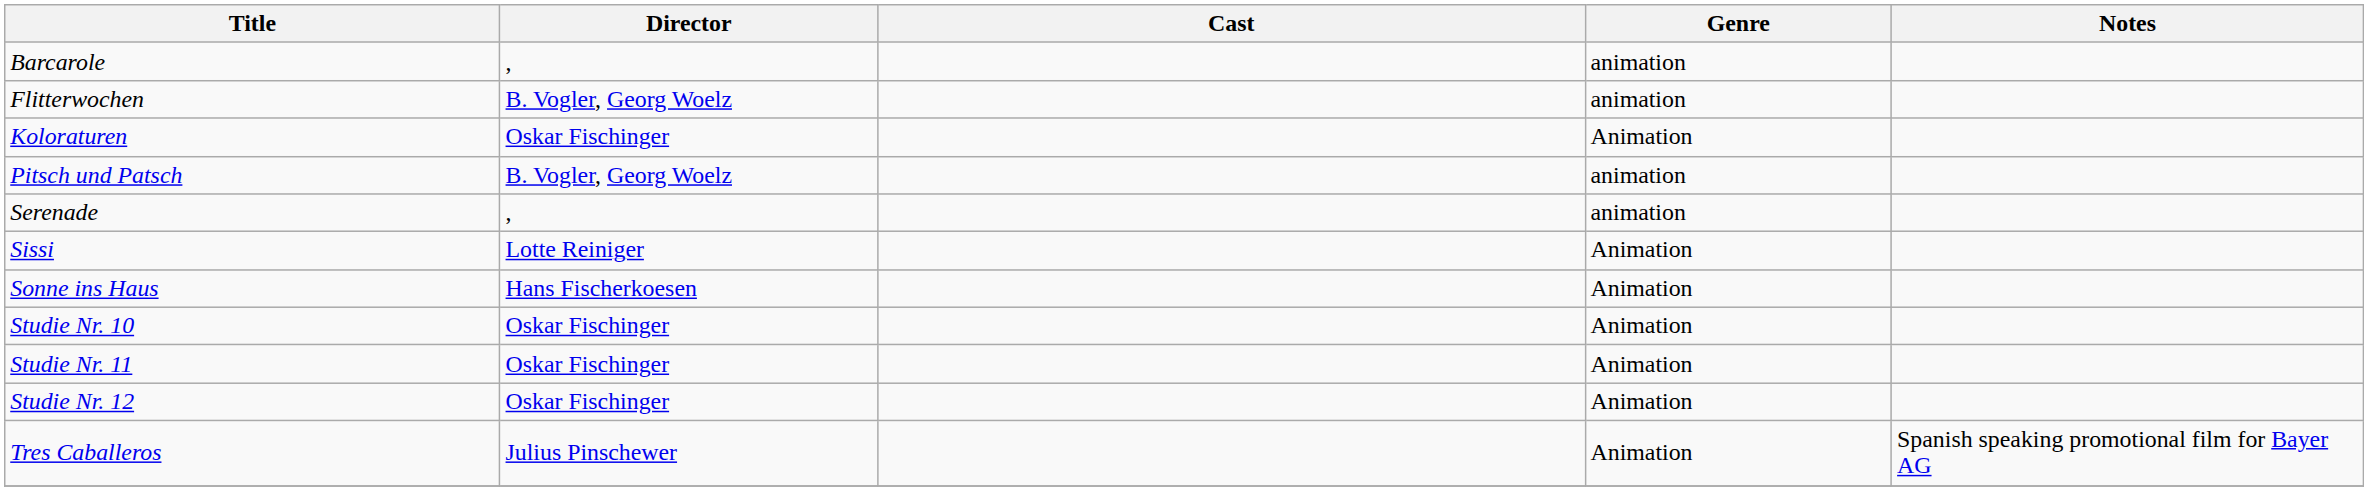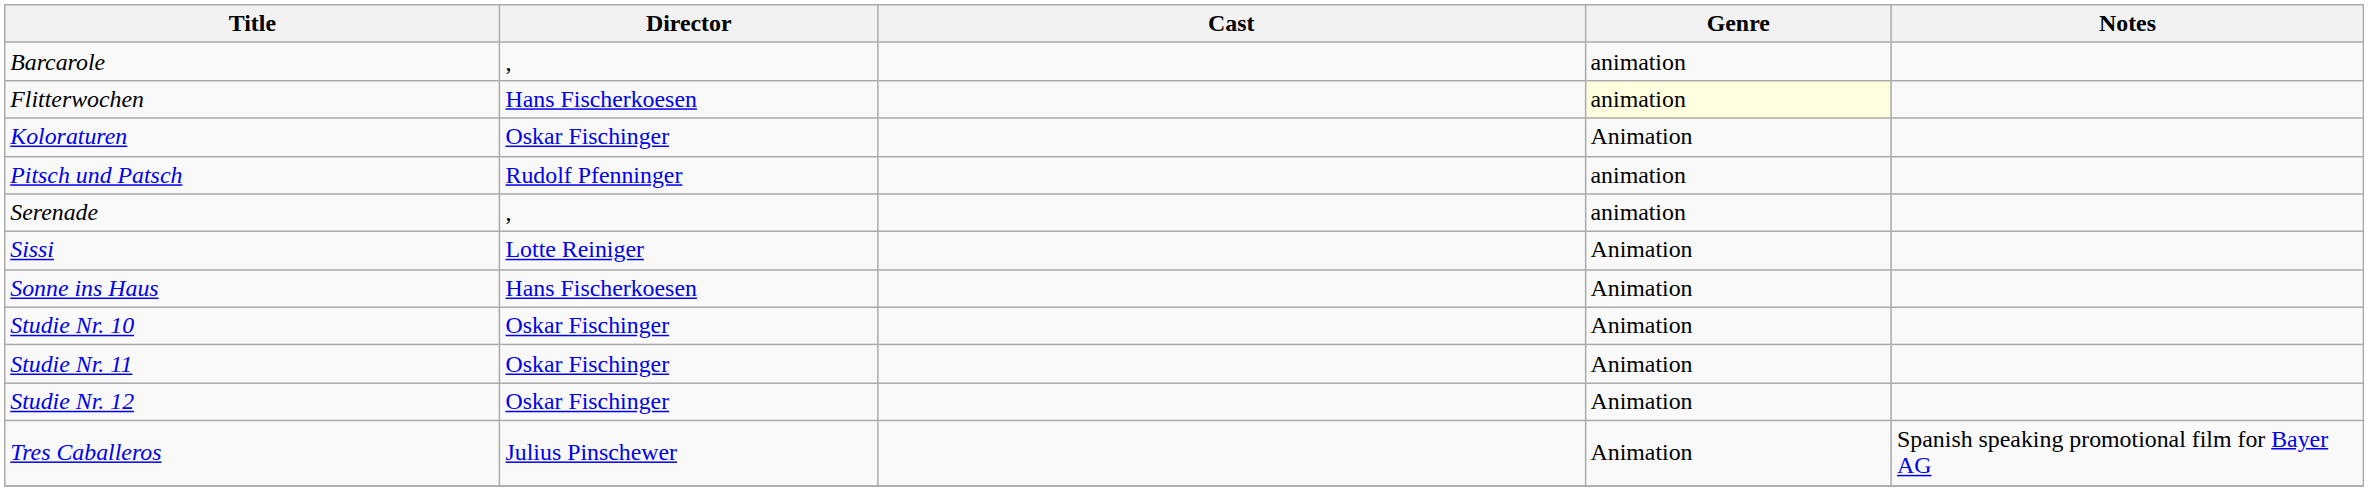(619, 99) B. Vogler, Georg Woelz -> (601, 99) Hans Fischerkoesen
(1638, 99) no background -> (1638, 99) lightyellow background
(619, 174) B. Vogler, Georg Woelz -> (594, 174) Rudolf Pfenninger
